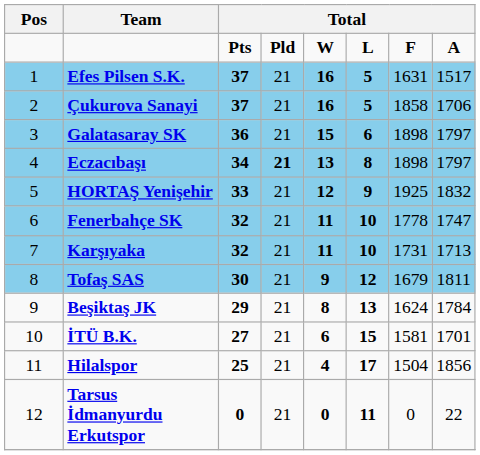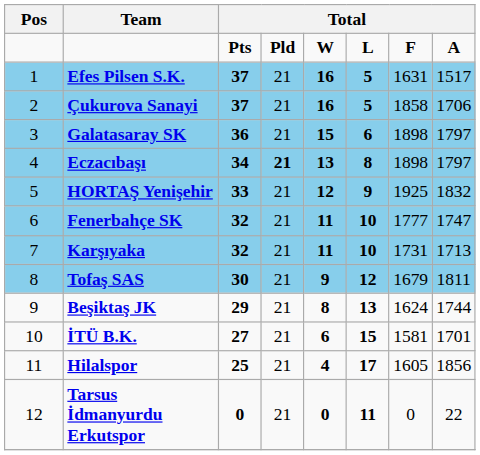(411, 220) 1778 -> (411, 220) 1777
(454, 307) 1784 -> (454, 307) 1744
(411, 364) 1504 -> (411, 364) 1605
